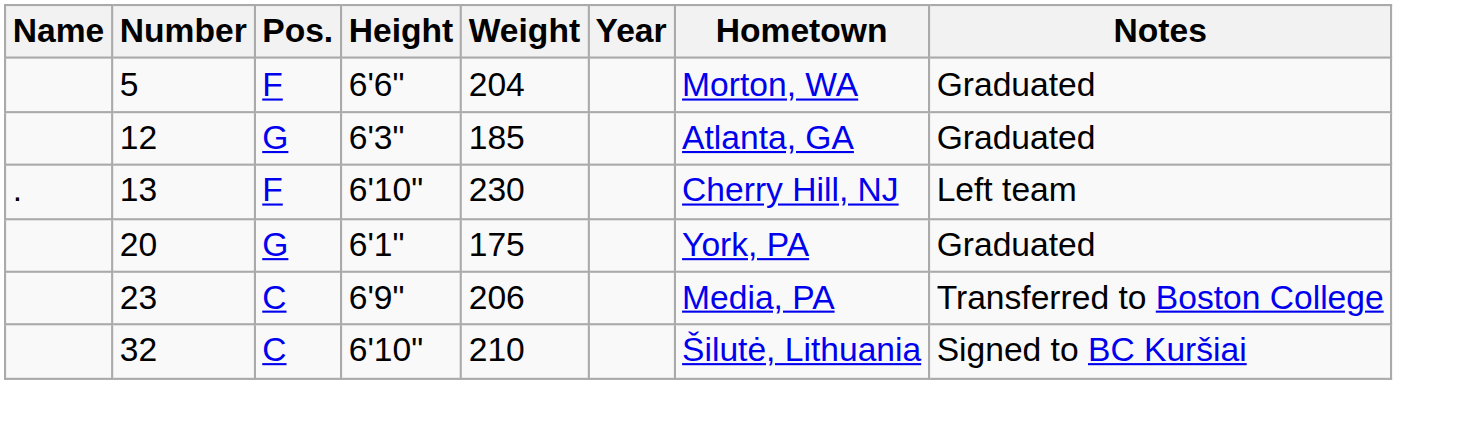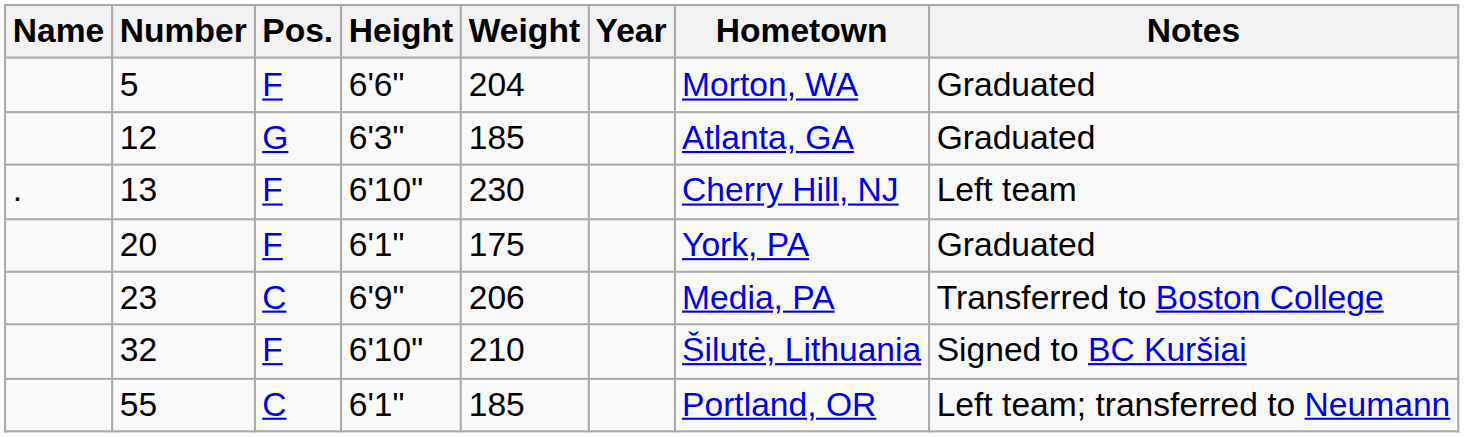(275, 244) G -> (273, 244) F
(274, 350) C -> (273, 350) F
+ row: (138, 404)
